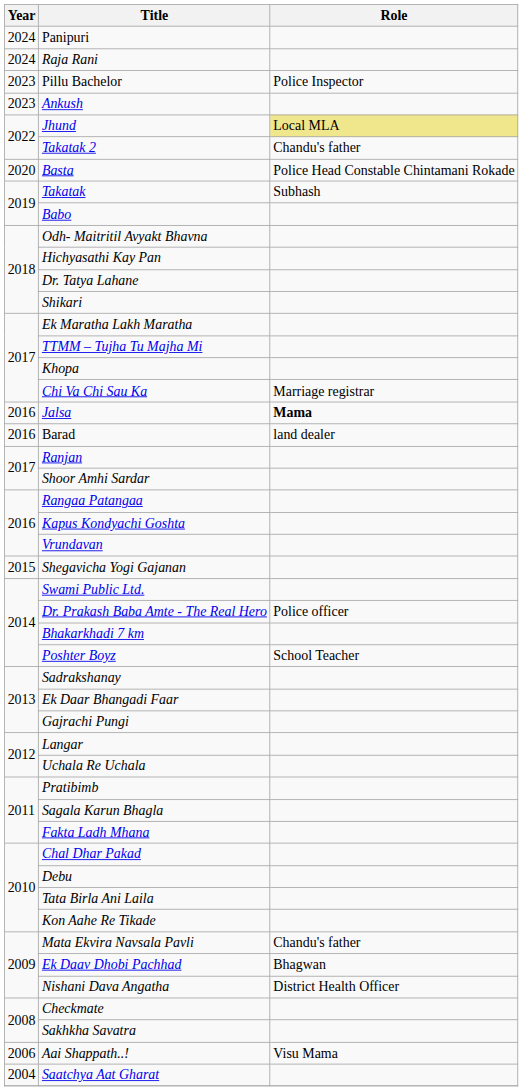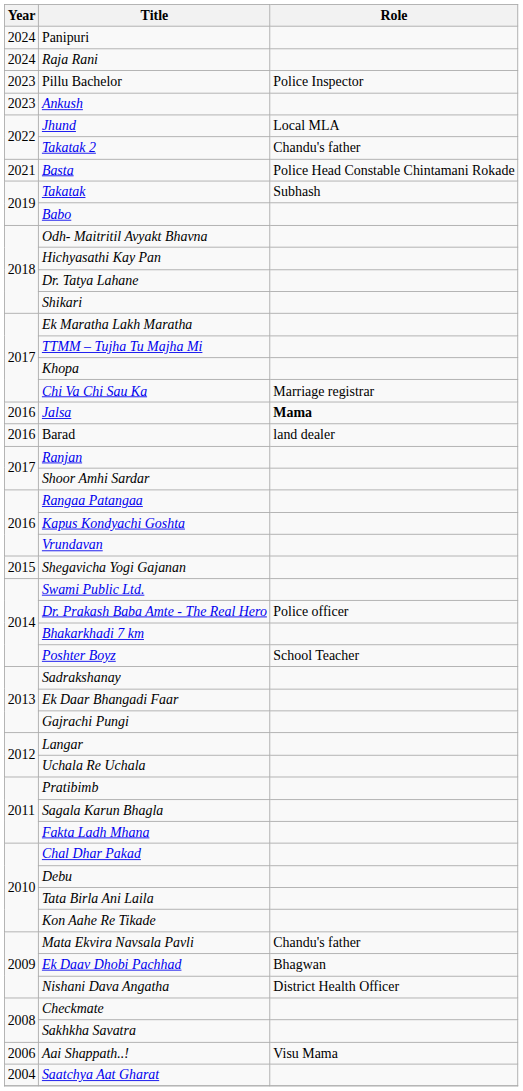(306, 125) khaki background -> (306, 125) no background
(22, 170) 2020 -> (22, 170) 2021
